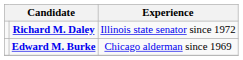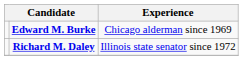rows swapped: (54, 47) <-> (54, 30)
